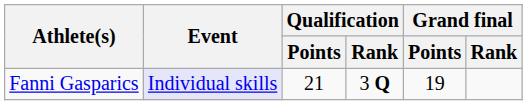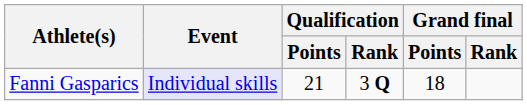(435, 83) 19 -> (435, 83) 18
